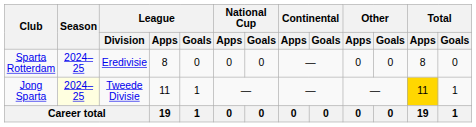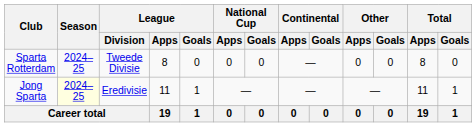(124, 63) Eredivisie -> (124, 63) Tweede Divisie
(124, 91) Tweede Divisie -> (124, 91) Eredivisie
(423, 91) gold background -> (423, 91) no background
